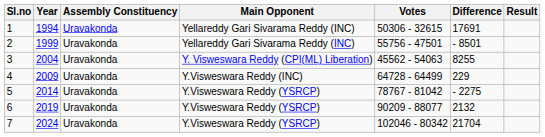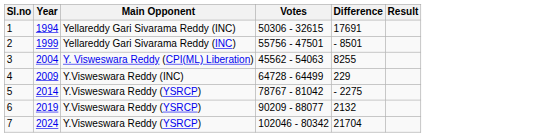- column: (120, 12)
